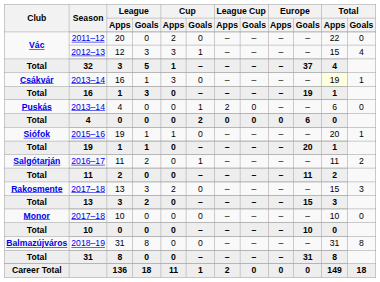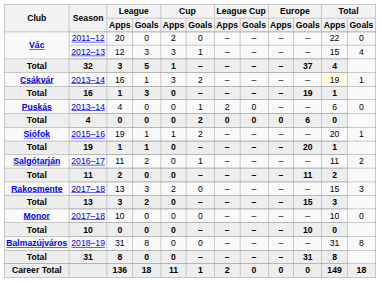(200, 80) 0 -> (200, 80) 2
(200, 134) 0 -> (200, 134) 2
